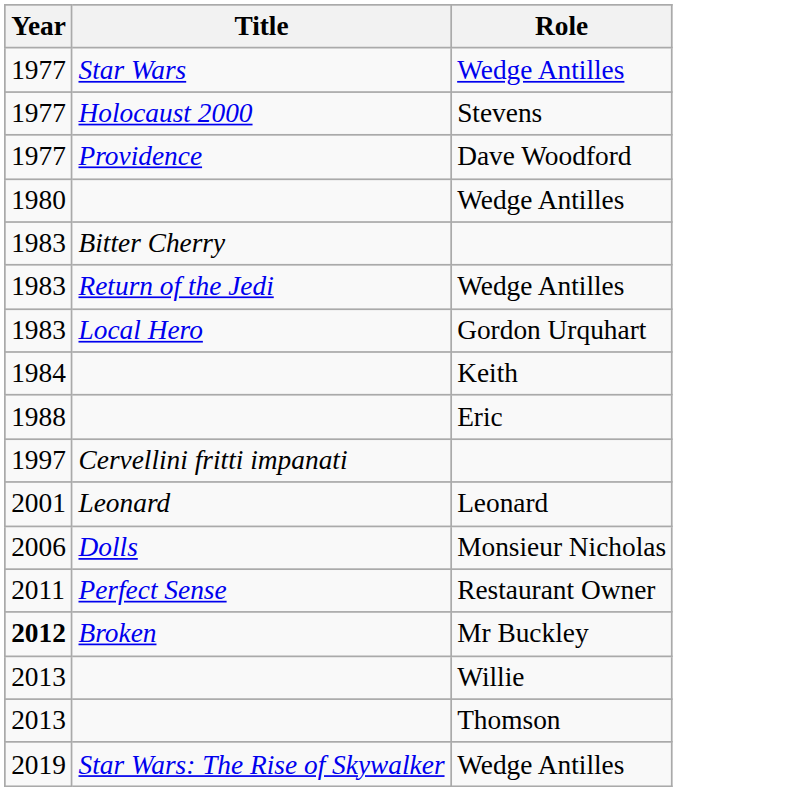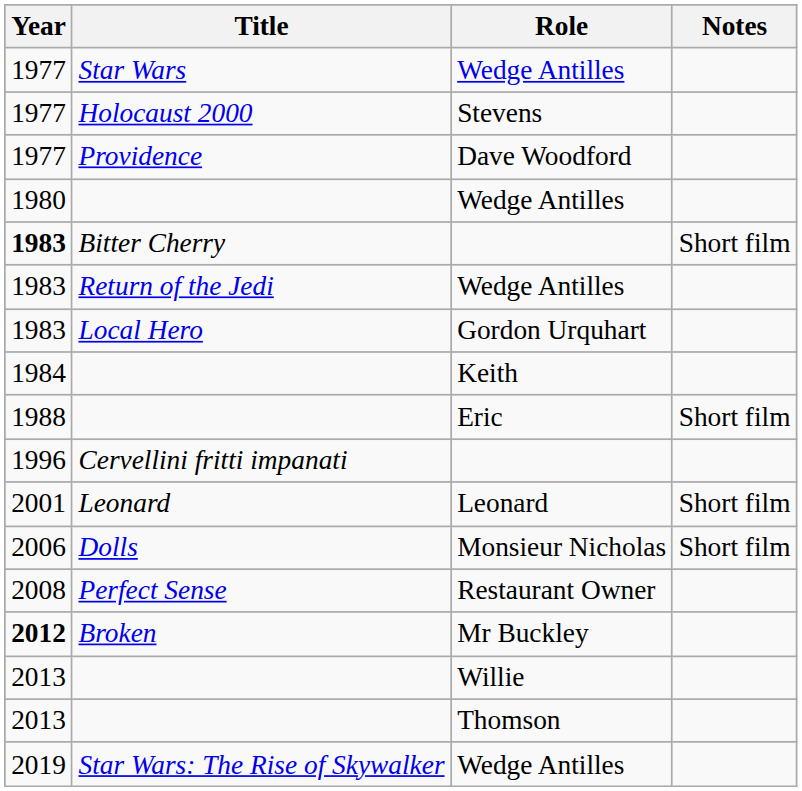+ column: (735, 26)
(39, 243) normal -> (39, 243) bold
(39, 460) 1997 -> (39, 460) 1996
(38, 590) 2011 -> (39, 590) 2008
